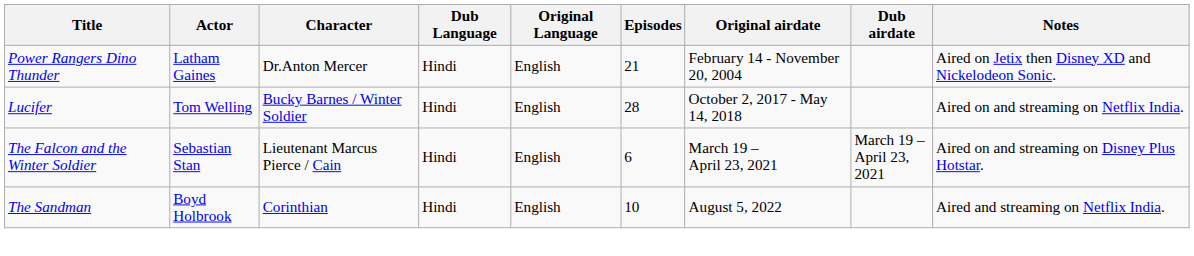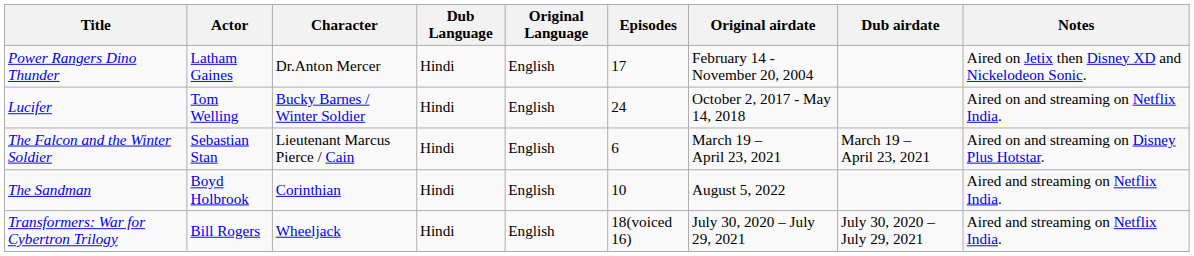(632, 66) 21 -> (619, 66) 17
(632, 107) 28 -> (619, 107) 24
+ row: (77, 231)
